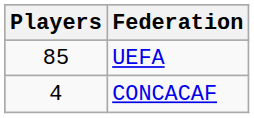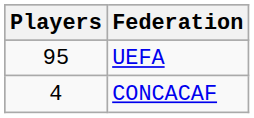(56, 58) 85 -> (56, 58) 95
